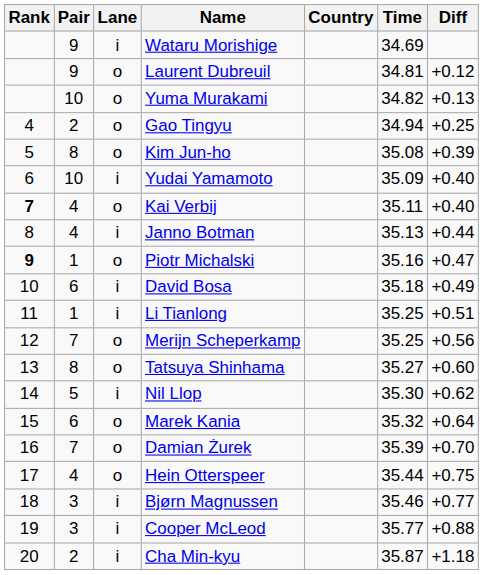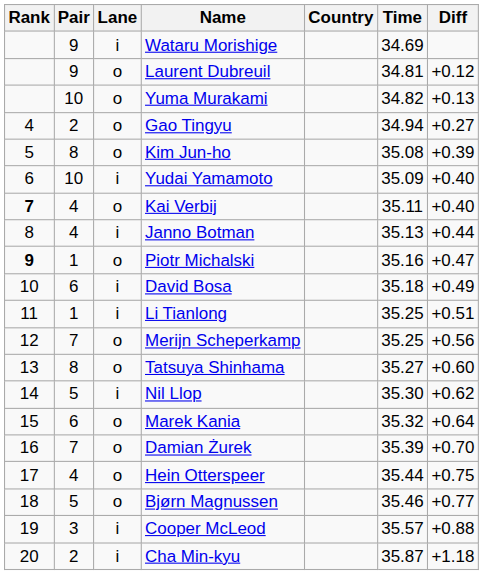(453, 125) +0.25 -> (453, 125) +0.27
(74, 502) 3 -> (74, 502) 5
(117, 502) i -> (117, 502) o
(402, 529) 35.77 -> (402, 529) 35.57
